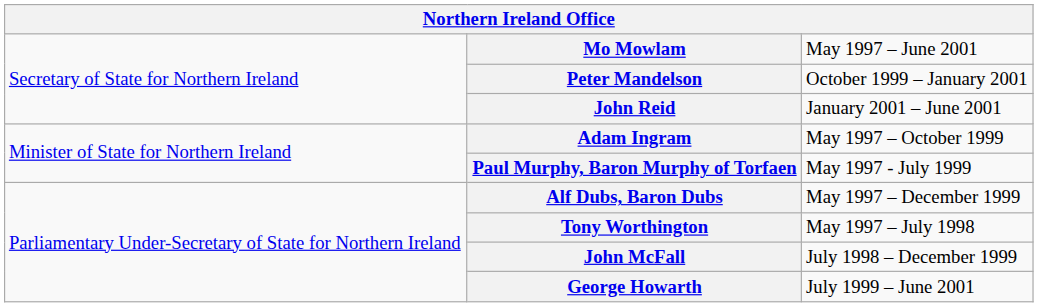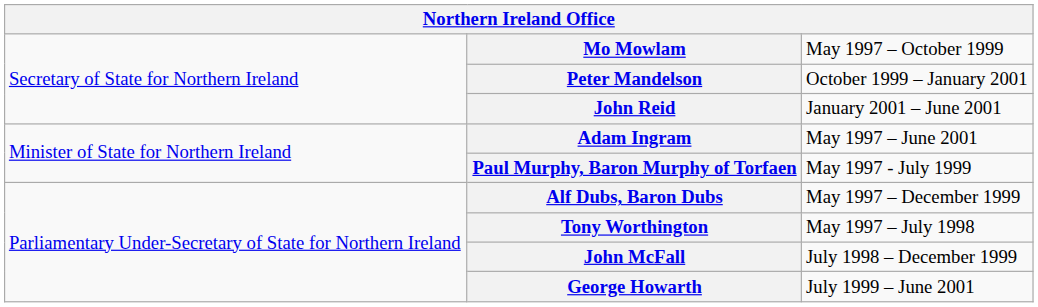(892, 49) May 1997 – June 2001 -> (905, 49) May 1997 – October 1999
(905, 138) May 1997 – October 1999 -> (892, 138) May 1997 – June 2001
